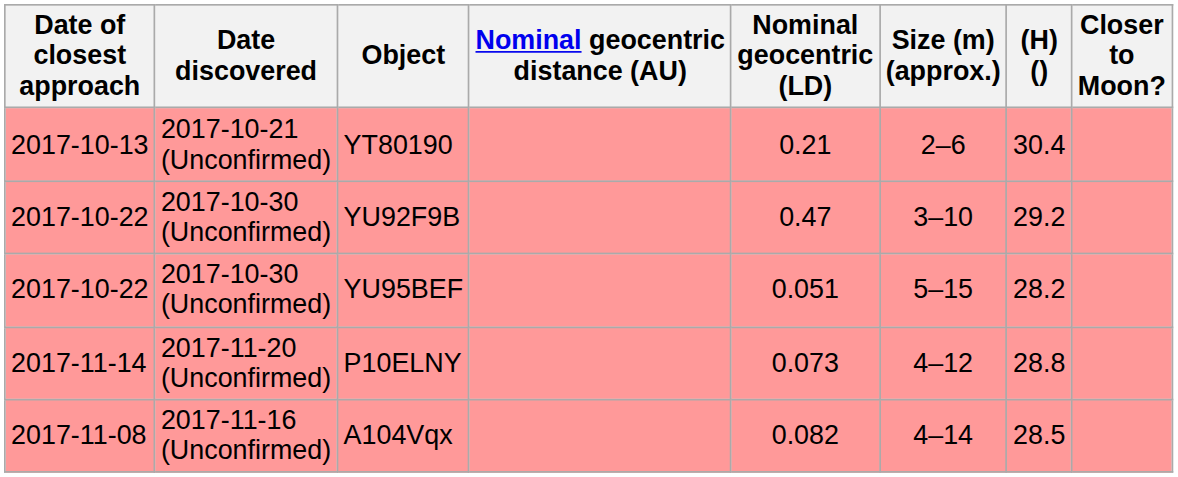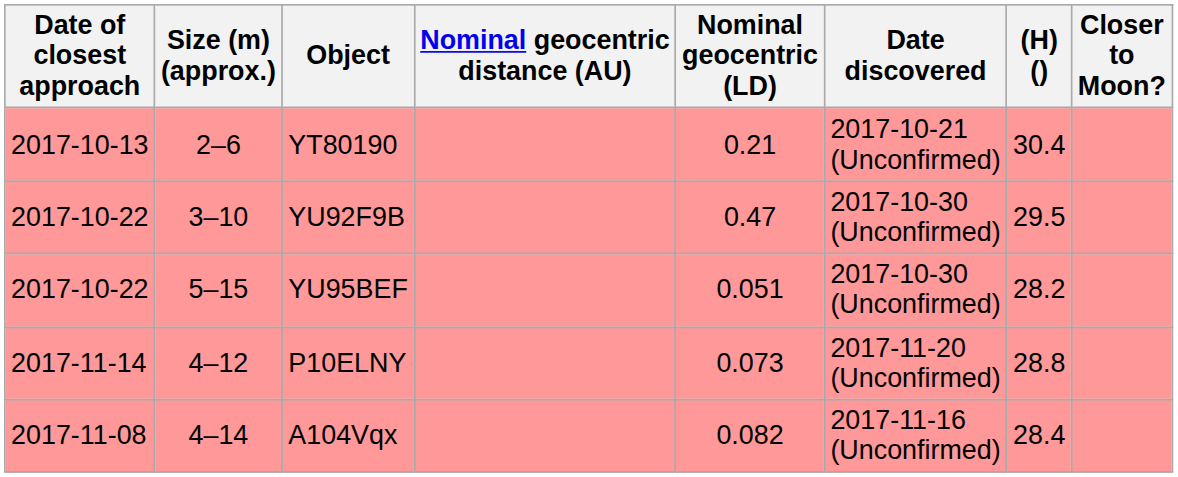columns swapped: (246, 56) <-> (943, 56)
(1039, 216) 29.2 -> (1039, 216) 29.5
(1039, 435) 28.5 -> (1039, 435) 28.4
